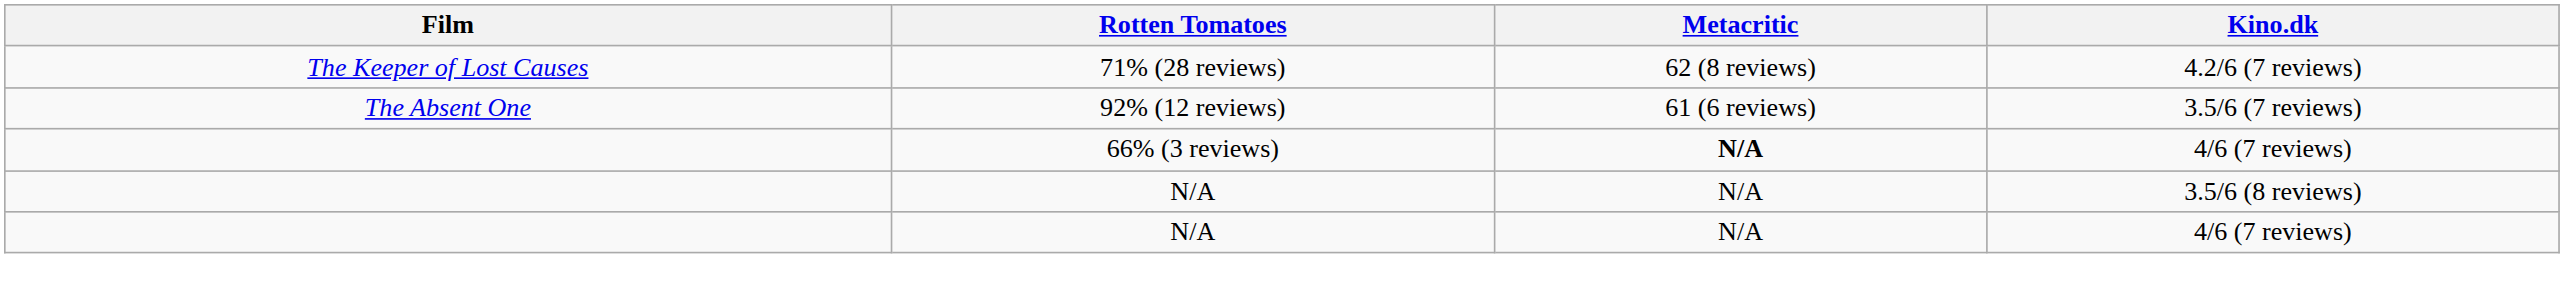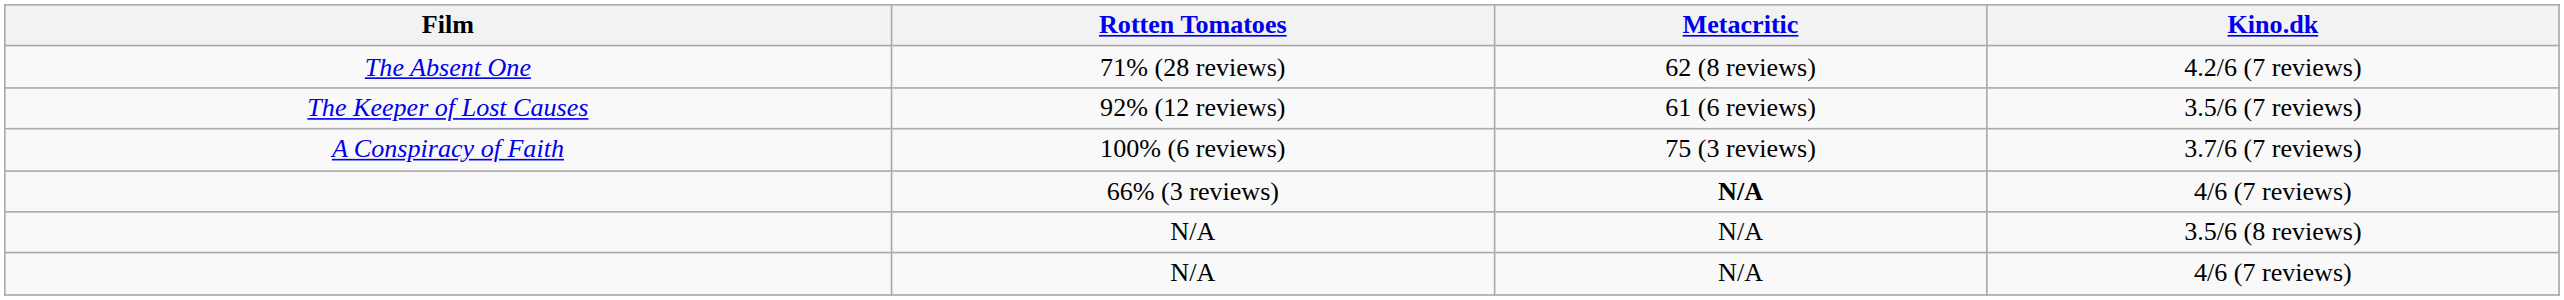(448, 66) The Keeper of Lost Causes -> (448, 66) The Absent One
(448, 107) The Absent One -> (448, 107) The Keeper of Lost Causes
+ row: (1193, 149)
